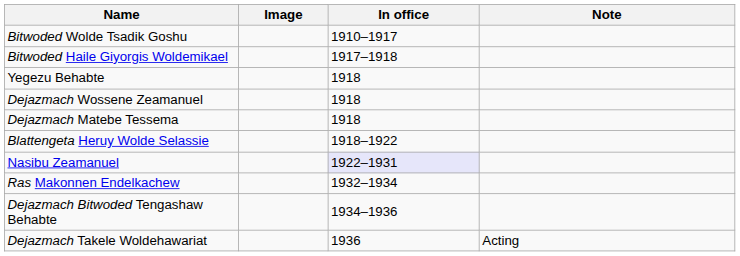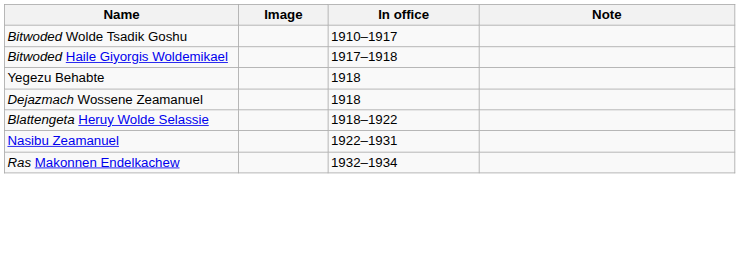- row: (93, 120)
(364, 162) lavender background -> (364, 141) no background
- row: (105, 212)
- row: (107, 240)
